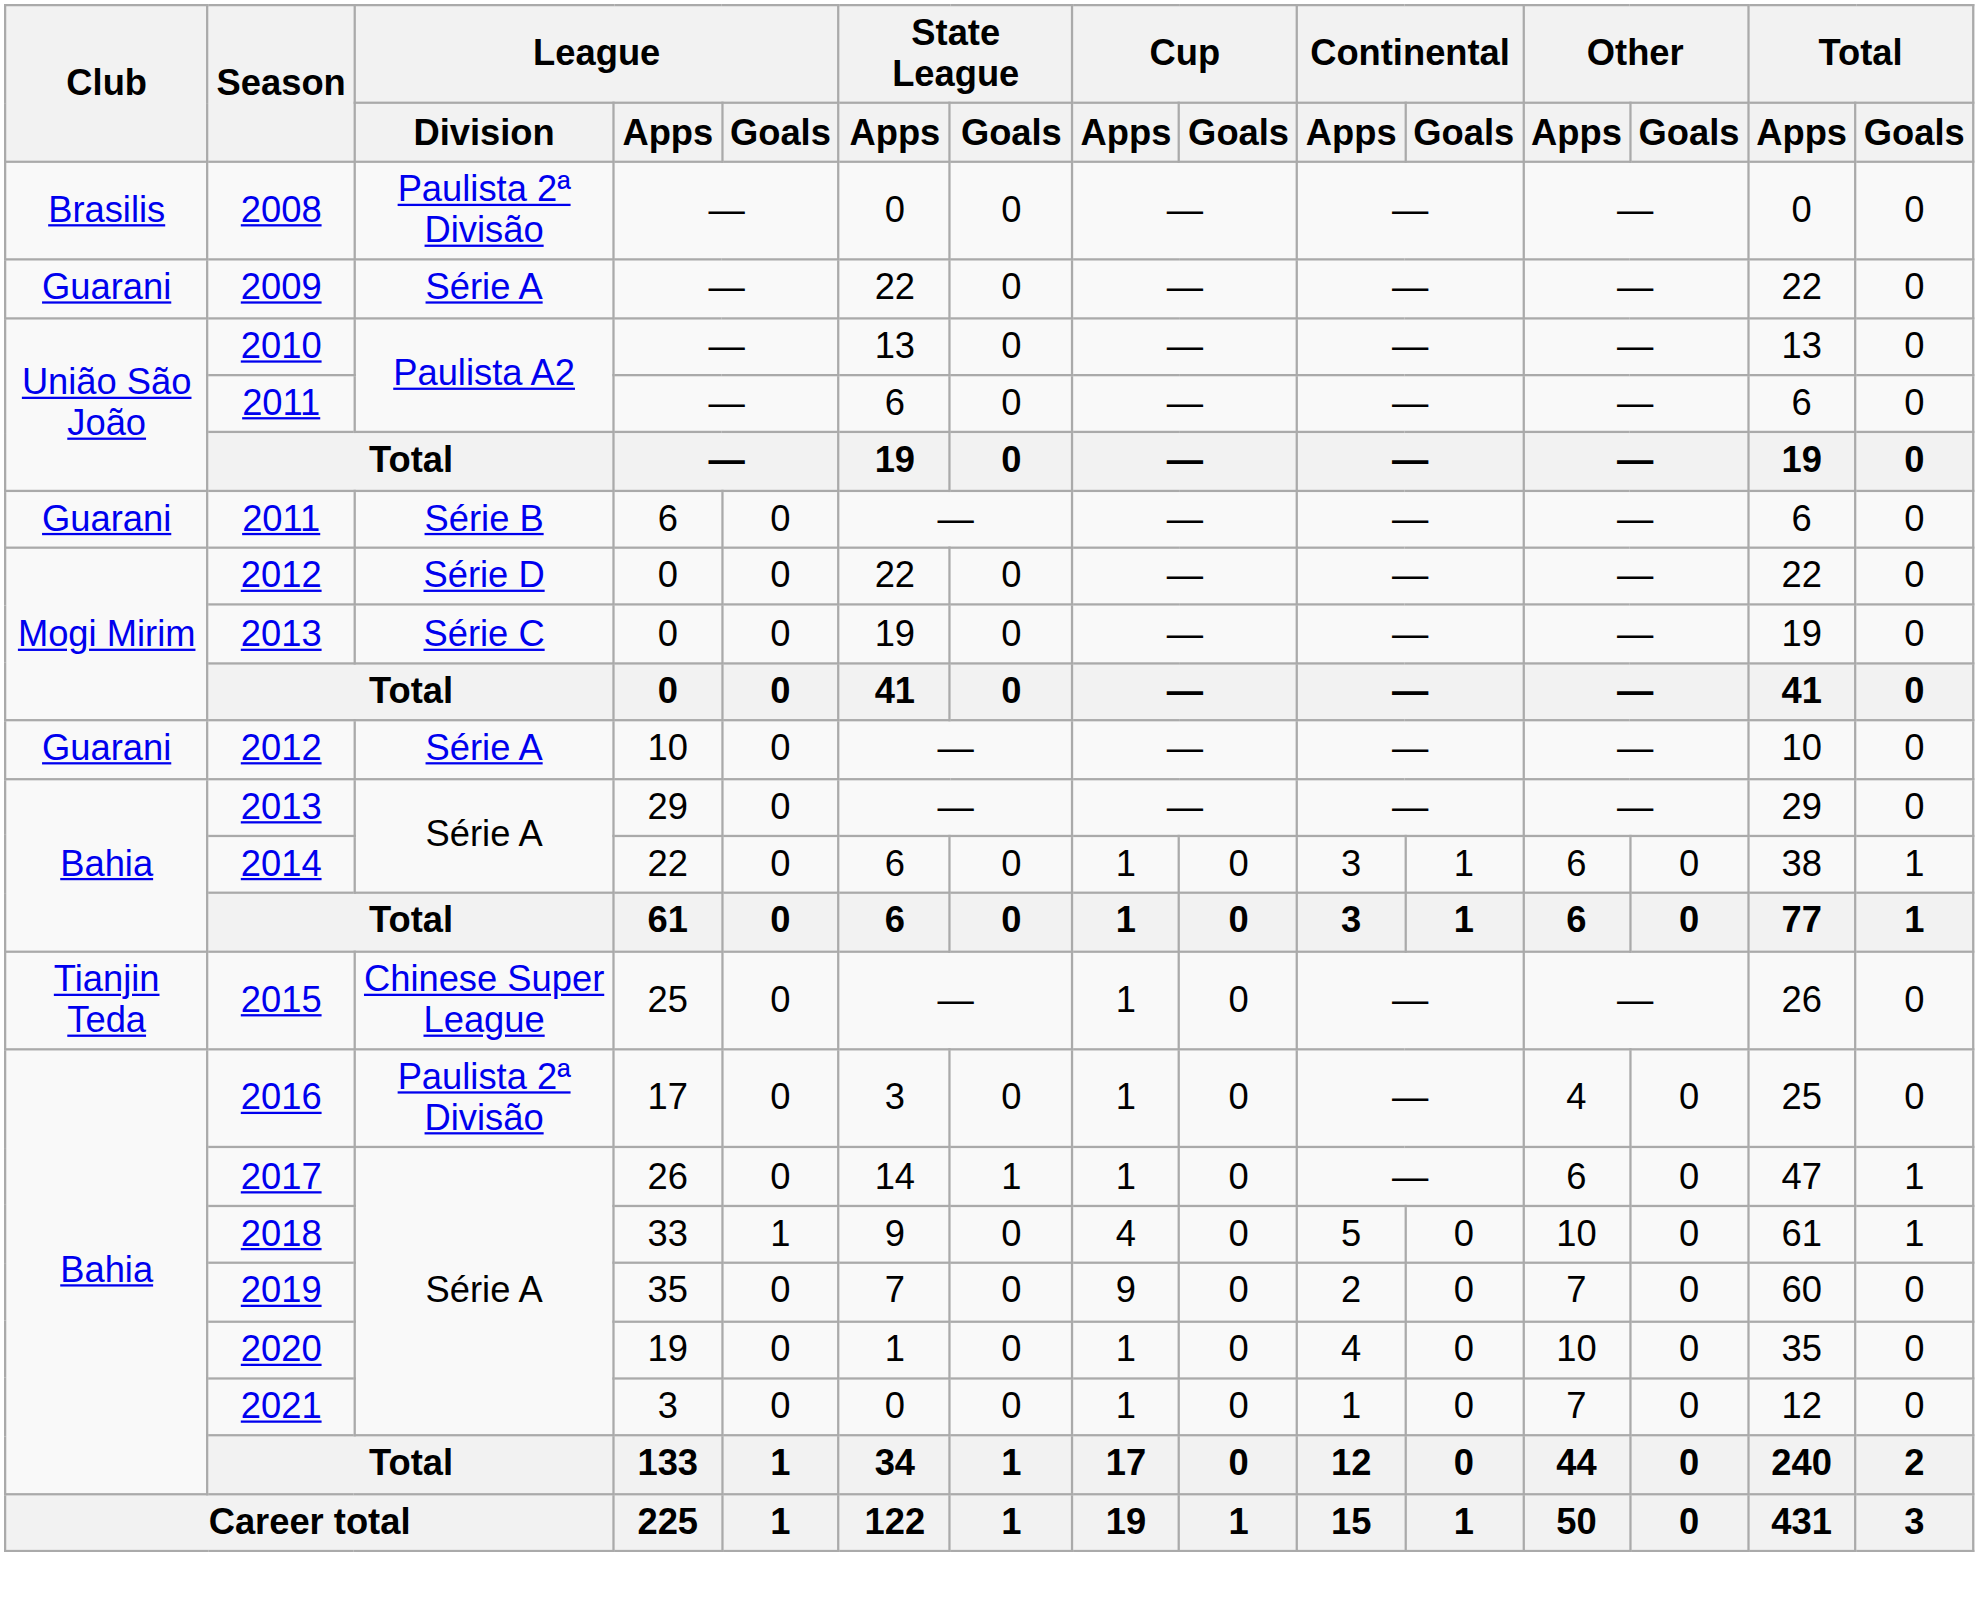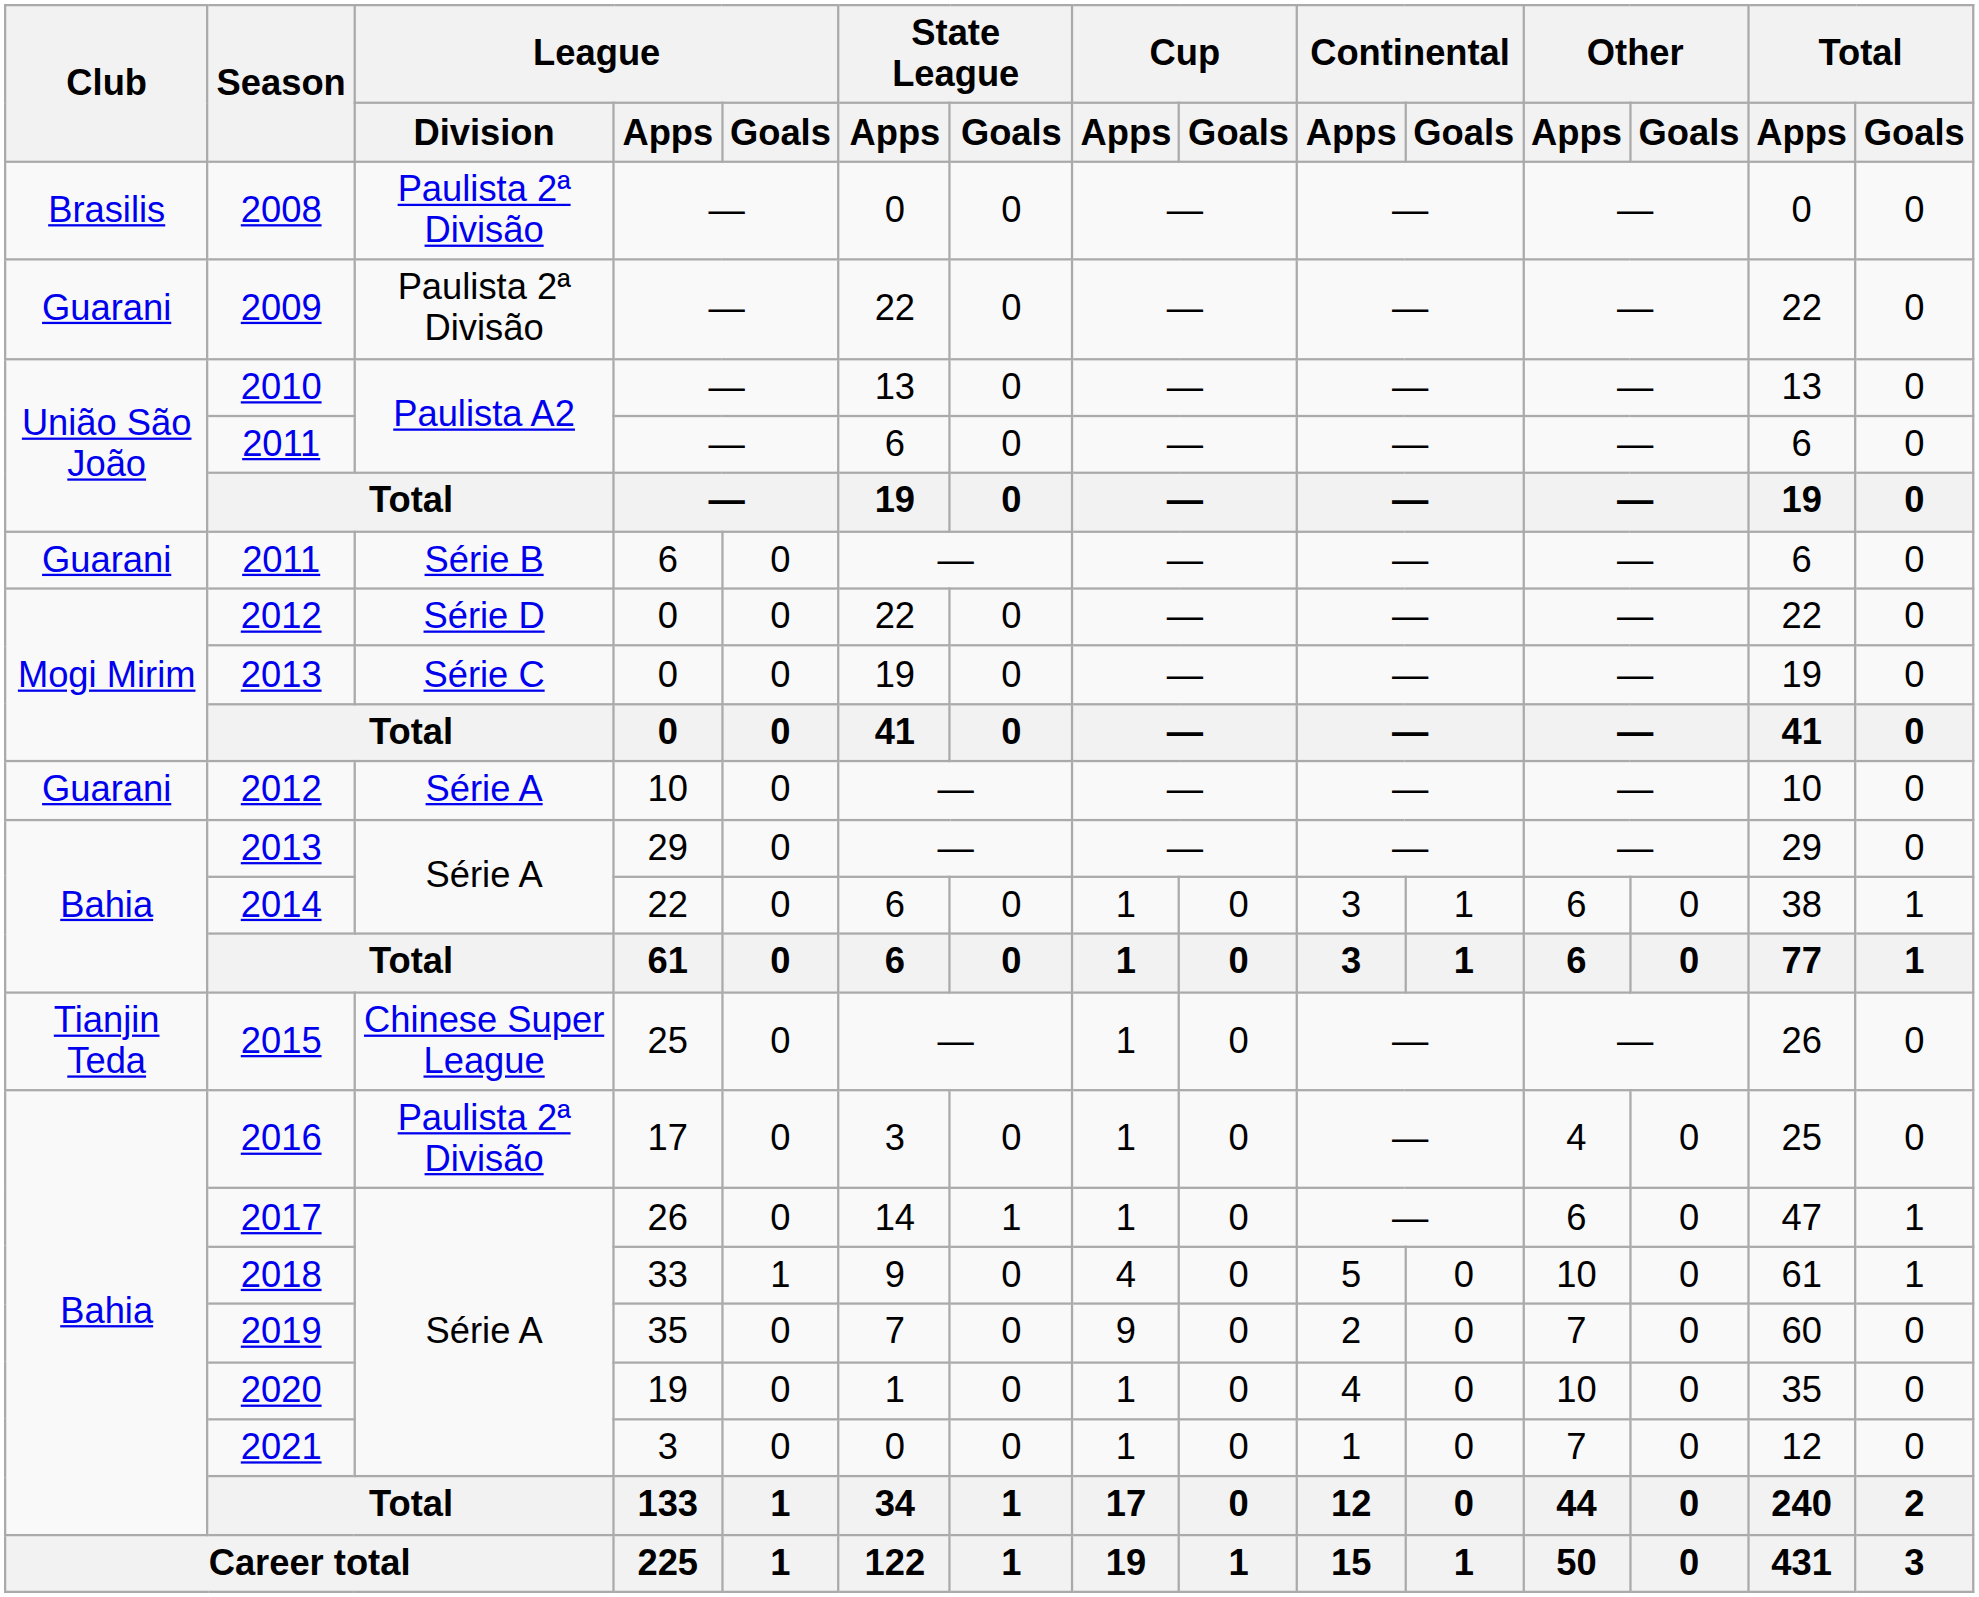(484, 287) Série A -> (484, 308) Paulista 2ª Divisão
